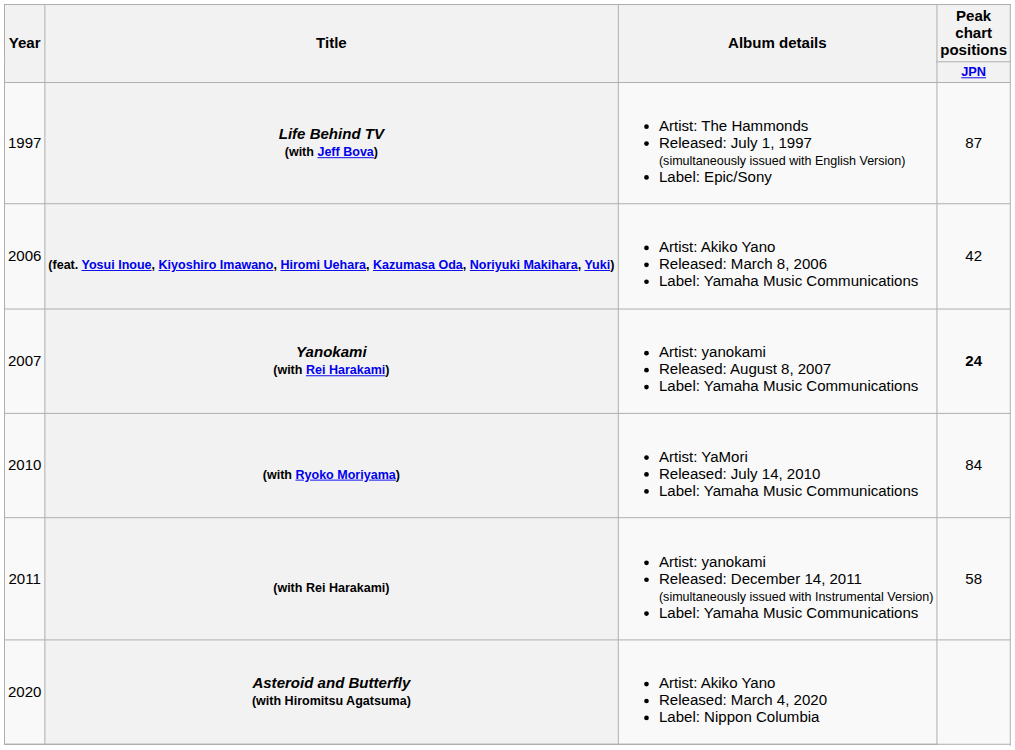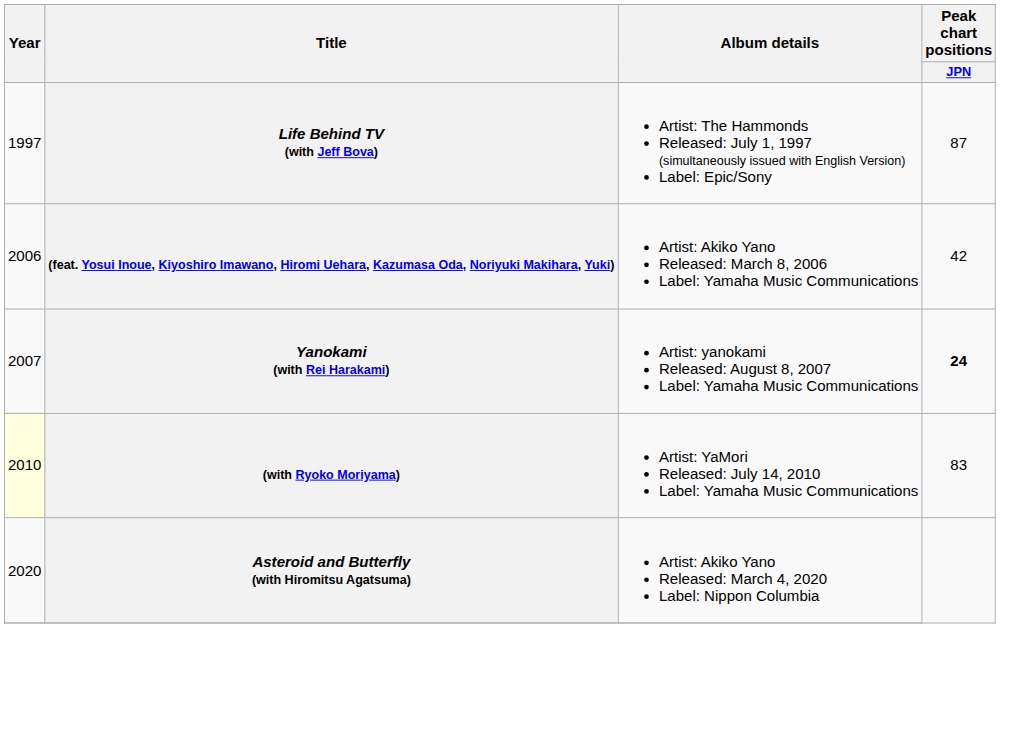(25, 465) no background -> (25, 465) lightyellow background
(974, 465) 84 -> (959, 465) 83
- row: (331, 588)
